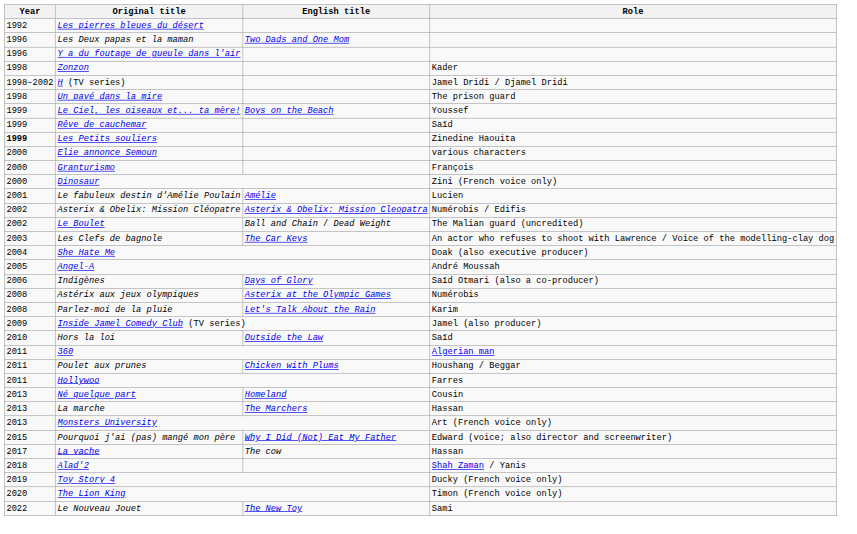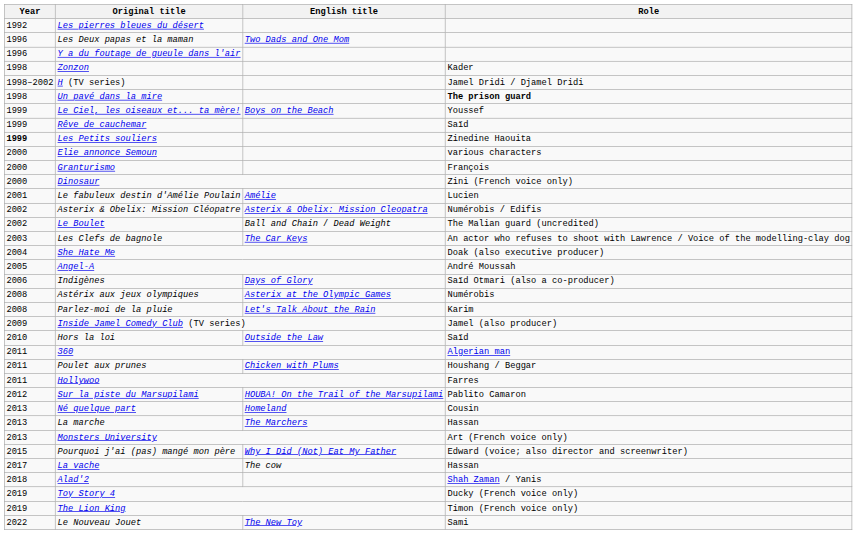(474, 97) normal -> (489, 97) bold
+ row: (128, 395)
(17, 494) 2020 -> (17, 508) 2019
